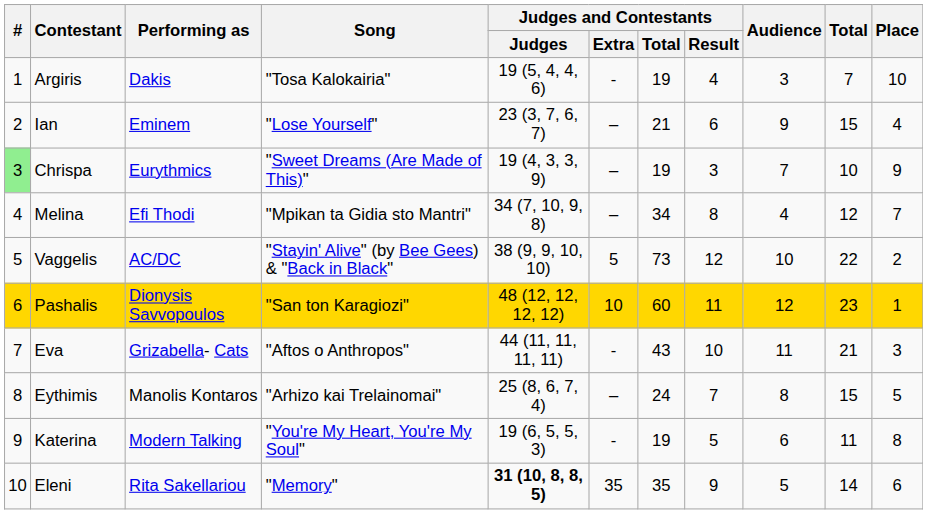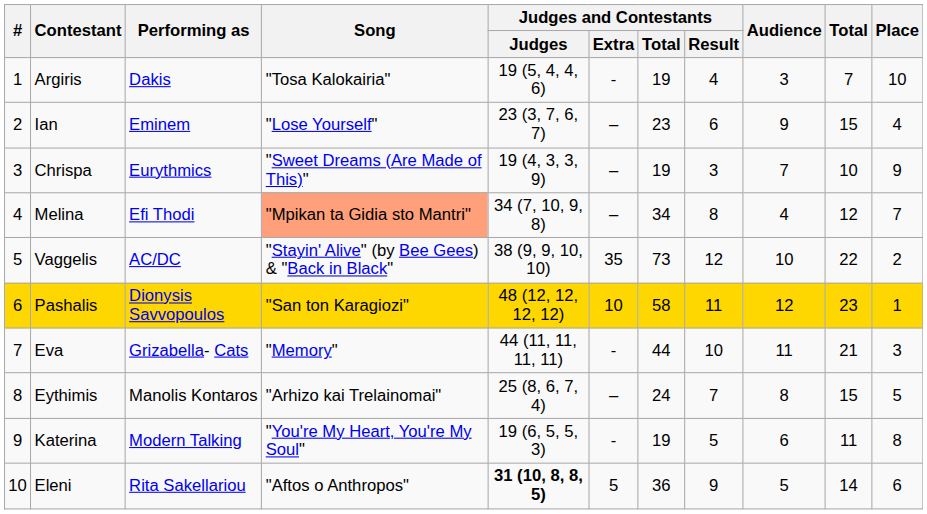(661, 124) 21 -> (661, 124) 23
(18, 170) lightgreen background -> (18, 170) no background
(368, 215) no background -> (368, 215) lightsalmon background
(614, 260) 5 -> (614, 260) 35
(661, 305) 60 -> (661, 305) 58
(337, 350) "Aftos o Anthropos" -> (302, 350) "Memory"
(661, 350) 43 -> (661, 350) 44
(302, 485) "Memory" -> (337, 485) "Aftos o Anthropos"
(614, 485) 35 -> (614, 485) 5
(661, 485) 35 -> (661, 485) 36
